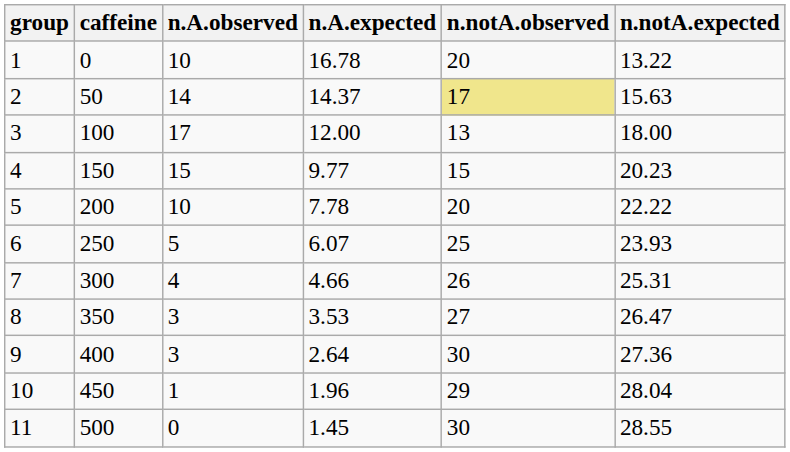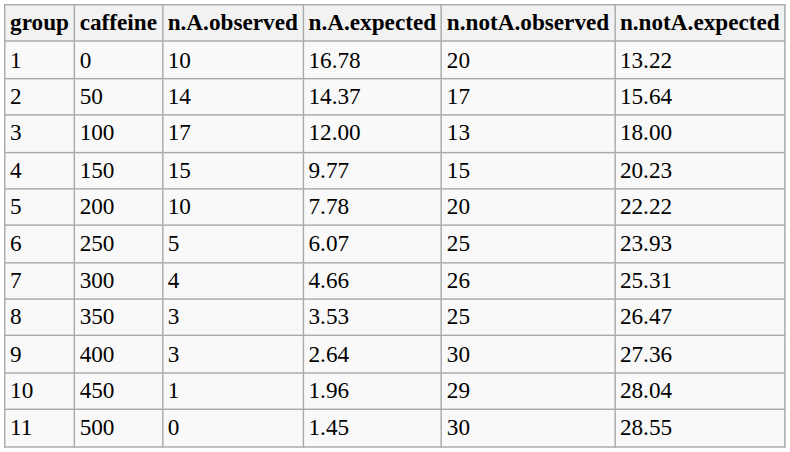(458, 96) khaki background -> (458, 96) no background
(646, 96) 15.63 -> (646, 96) 15.64
(458, 317) 27 -> (458, 317) 25
